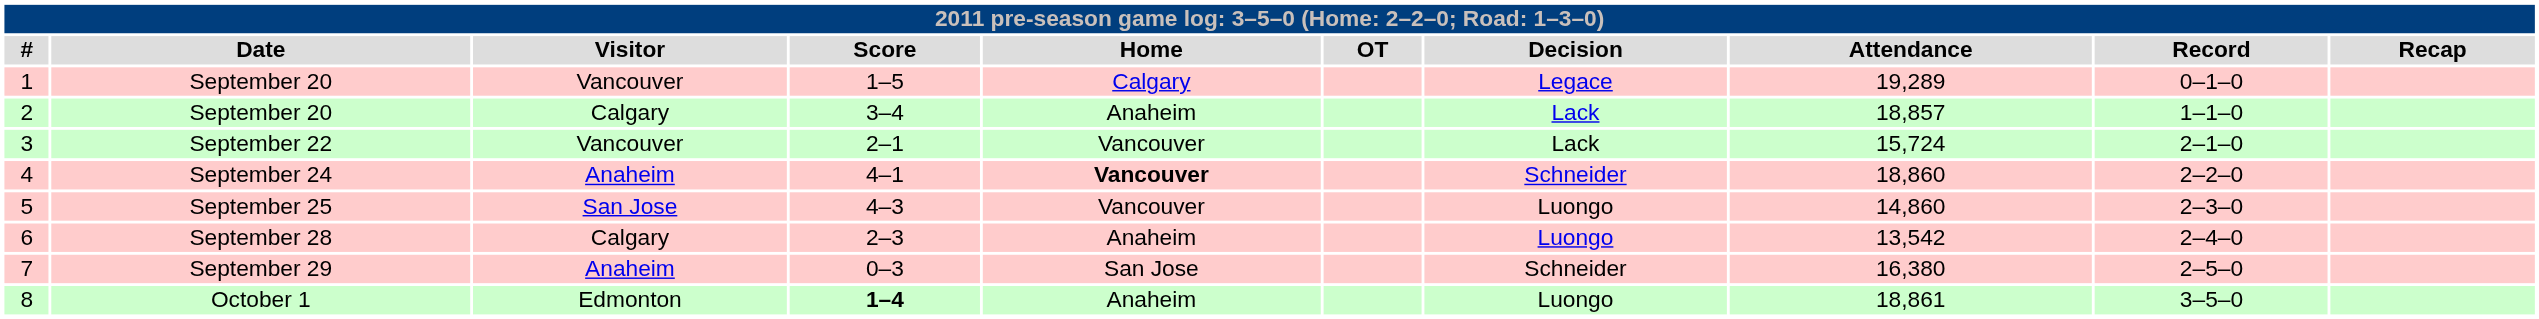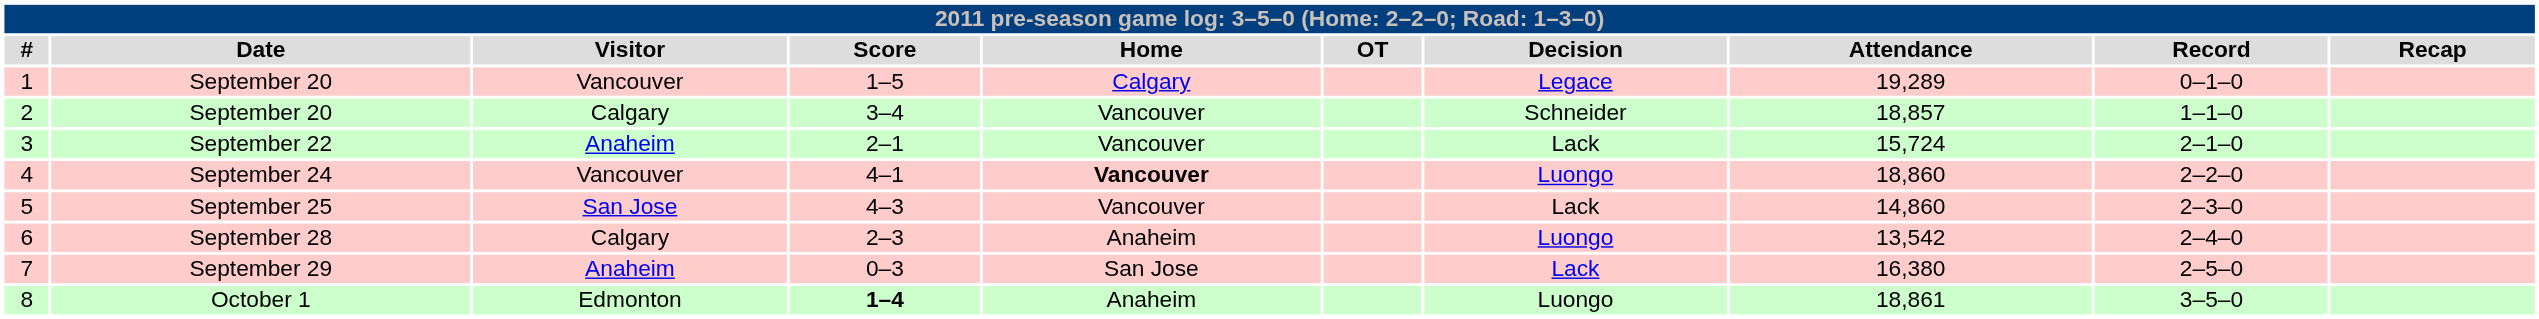(1151, 112) Anaheim -> (1151, 112) Vancouver
(1575, 112) Lack -> (1575, 112) Schneider
(630, 143) Vancouver -> (630, 143) Anaheim
(630, 175) Anaheim -> (630, 175) Vancouver
(1575, 175) Schneider -> (1575, 175) Luongo
(1575, 206) Luongo -> (1575, 206) Lack
(1575, 268) Schneider -> (1575, 268) Lack
